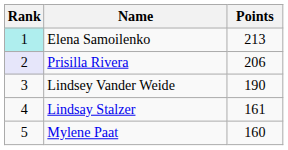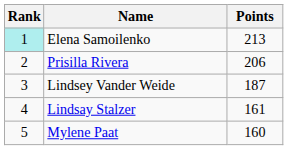(24, 63) lavender background -> (24, 63) no background
(255, 86) 190 -> (255, 86) 187
